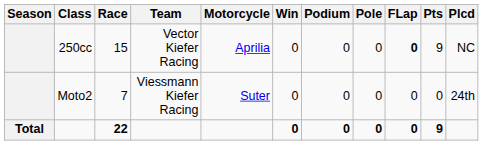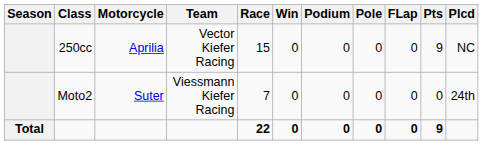columns swapped: (237, 14) <-> (113, 14)
(414, 48) bold -> (414, 48) normal
